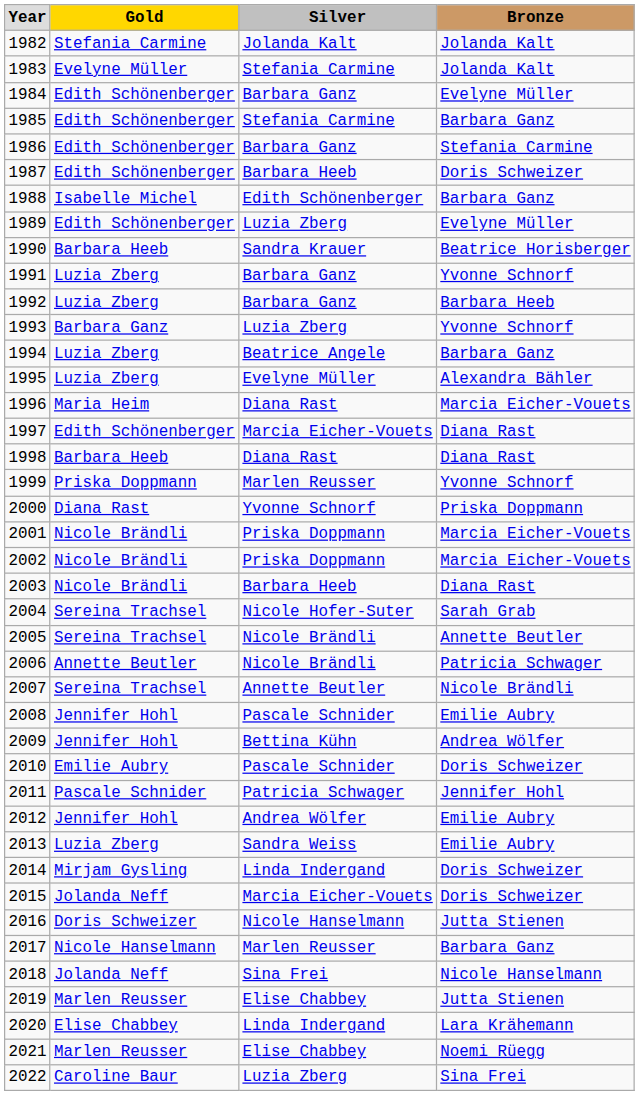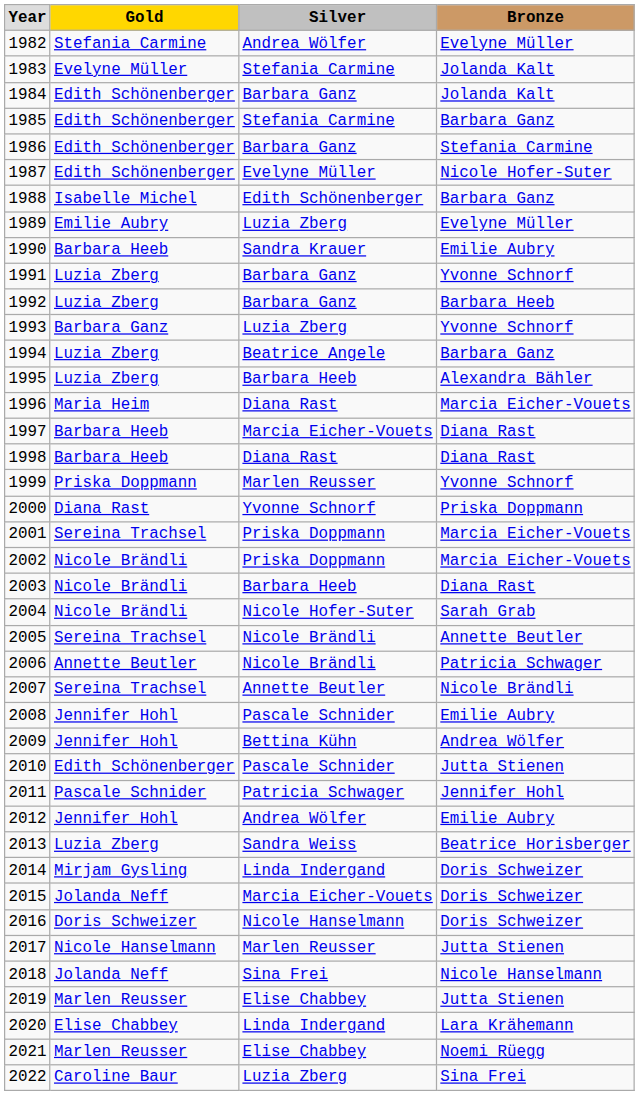(300, 43) Jolanda Kalt -> (304, 43) Andrea Wölfer
(497, 43) Jolanda Kalt -> (507, 43) Evelyne Müller
(507, 95) Evelyne Müller -> (497, 95) Jolanda Kalt
(300, 173) Barbara Heeb -> (309, 173) Evelyne Müller
(512, 173) Doris Schweizer -> (526, 173) Nicole Hofer-Suter
(144, 224) Edith Schönenberger -> (111, 224) Emilie Aubry
(536, 250) Beatrice Horisberger -> (497, 250) Emilie Aubry
(309, 379) Evelyne Müller -> (300, 379) Barbara Heeb
(144, 431) Edith Schönenberger -> (111, 431) Barbara Heeb
(121, 535) Nicole Brändli -> (130, 535) Sereina Trachsel
(130, 612) Sereina Trachsel -> (121, 612) Nicole Brändli
(111, 767) Emilie Aubry -> (144, 767) Edith Schönenberger
(512, 767) Doris Schweizer -> (502, 767) Jutta Stienen
(497, 845) Emilie Aubry -> (536, 845) Beatrice Horisberger
(502, 922) Jutta Stienen -> (512, 922) Doris Schweizer
(497, 948) Barbara Ganz -> (502, 948) Jutta Stienen
